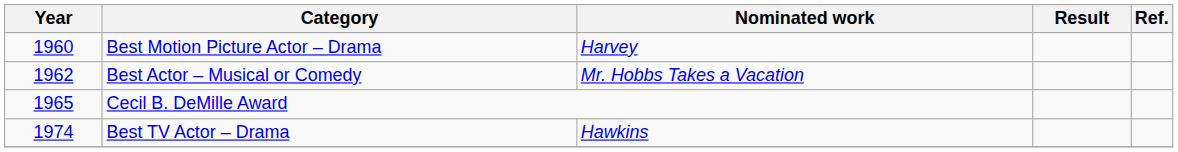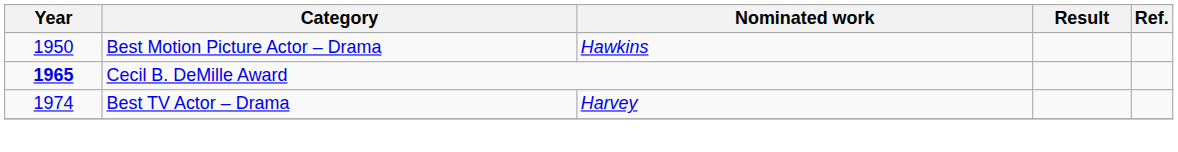(53, 47) 1960 -> (53, 47) 1950
(609, 47) Harvey -> (615, 47) Hawkins
- row: (234, 75)
(53, 103) normal -> (53, 75) bold
(615, 132) Hawkins -> (609, 103) Harvey
